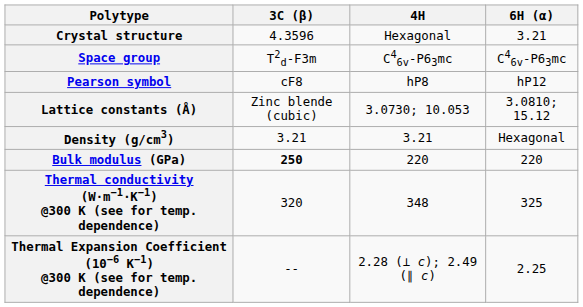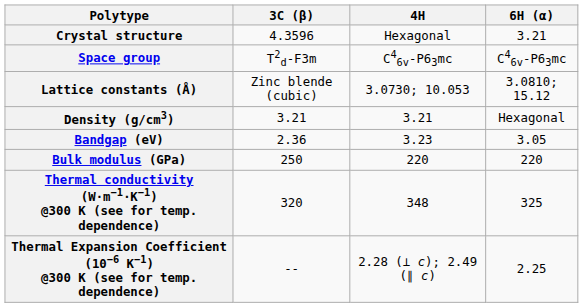- row: (119, 82)
+ row: (119, 140)
(292, 160) bold -> (292, 160) normal
